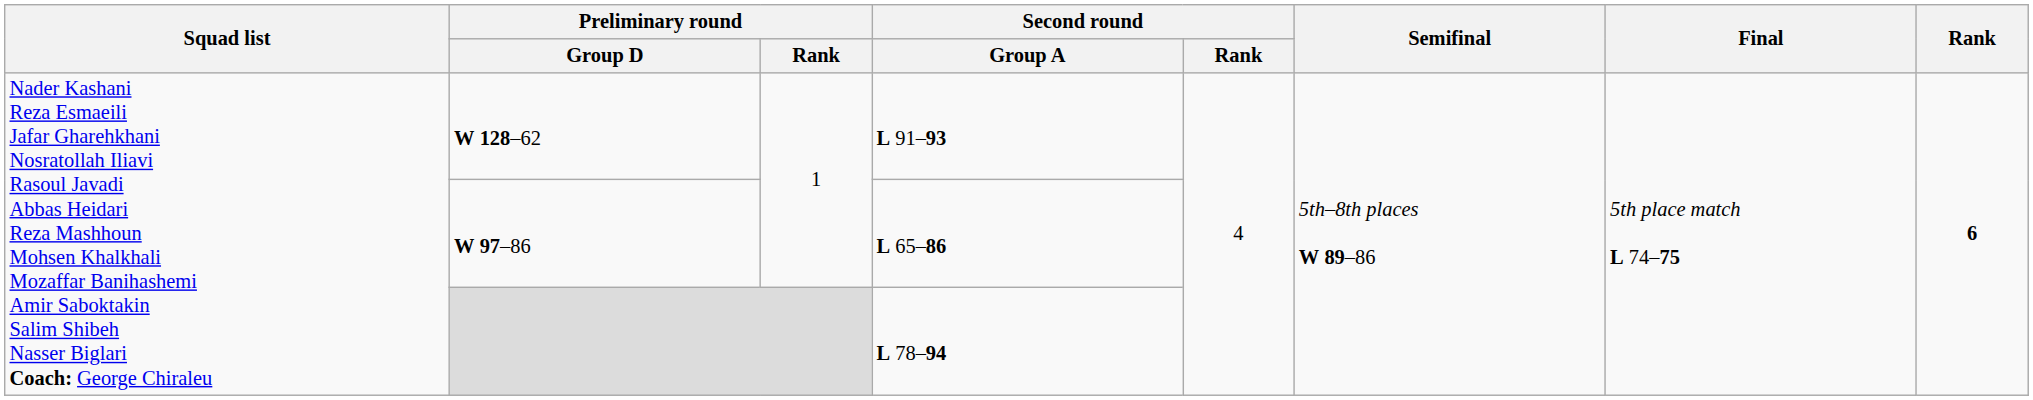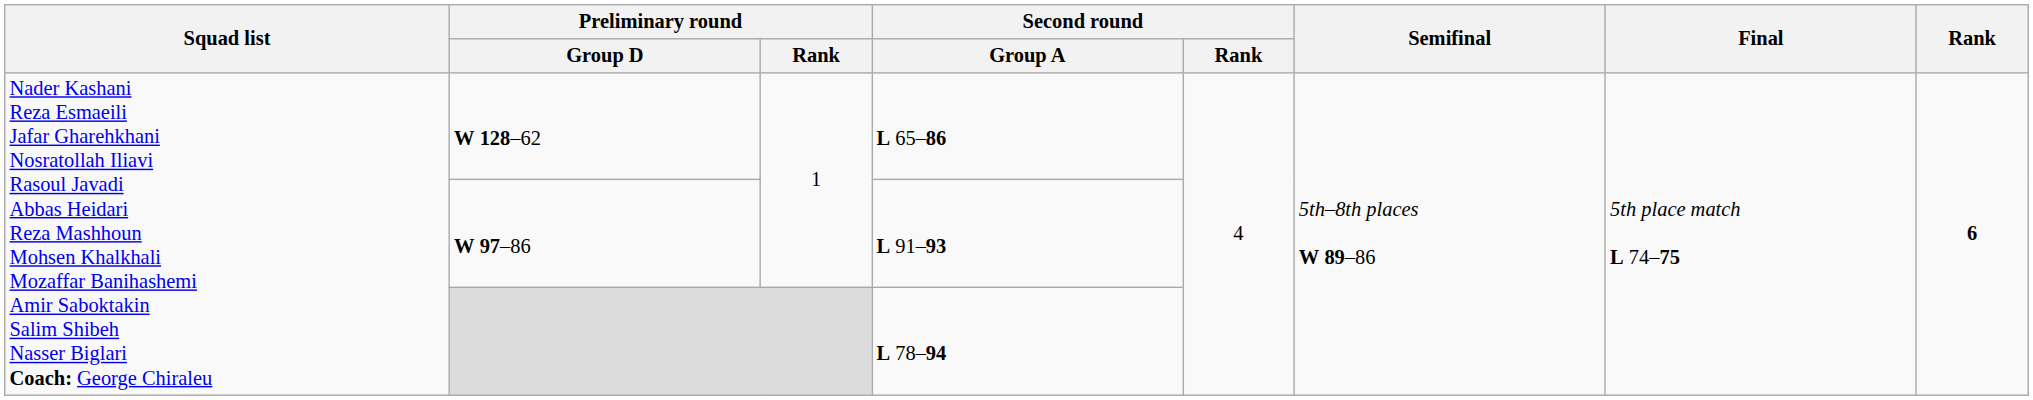(911, 138) L 91–93 -> (911, 138) L 65–86
(911, 246) L 65–86 -> (911, 246) L 91–93
